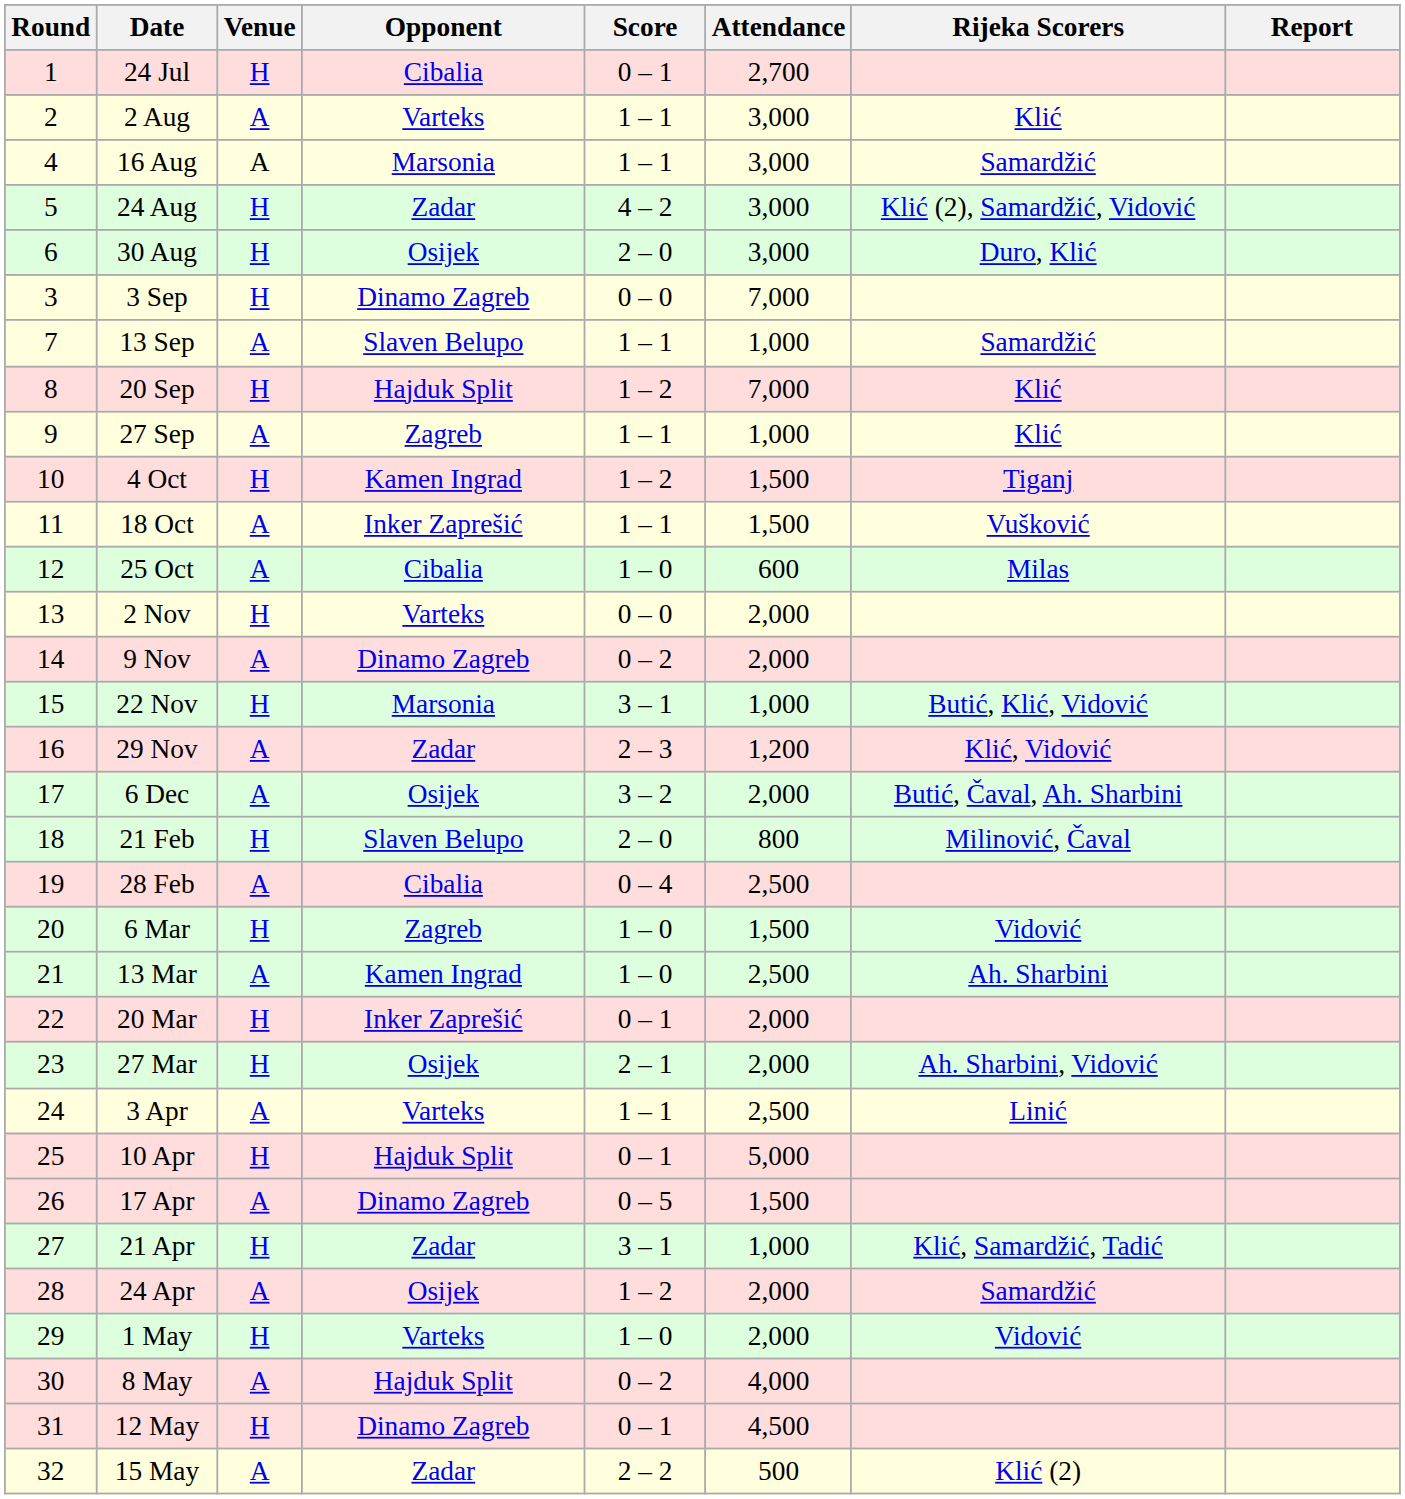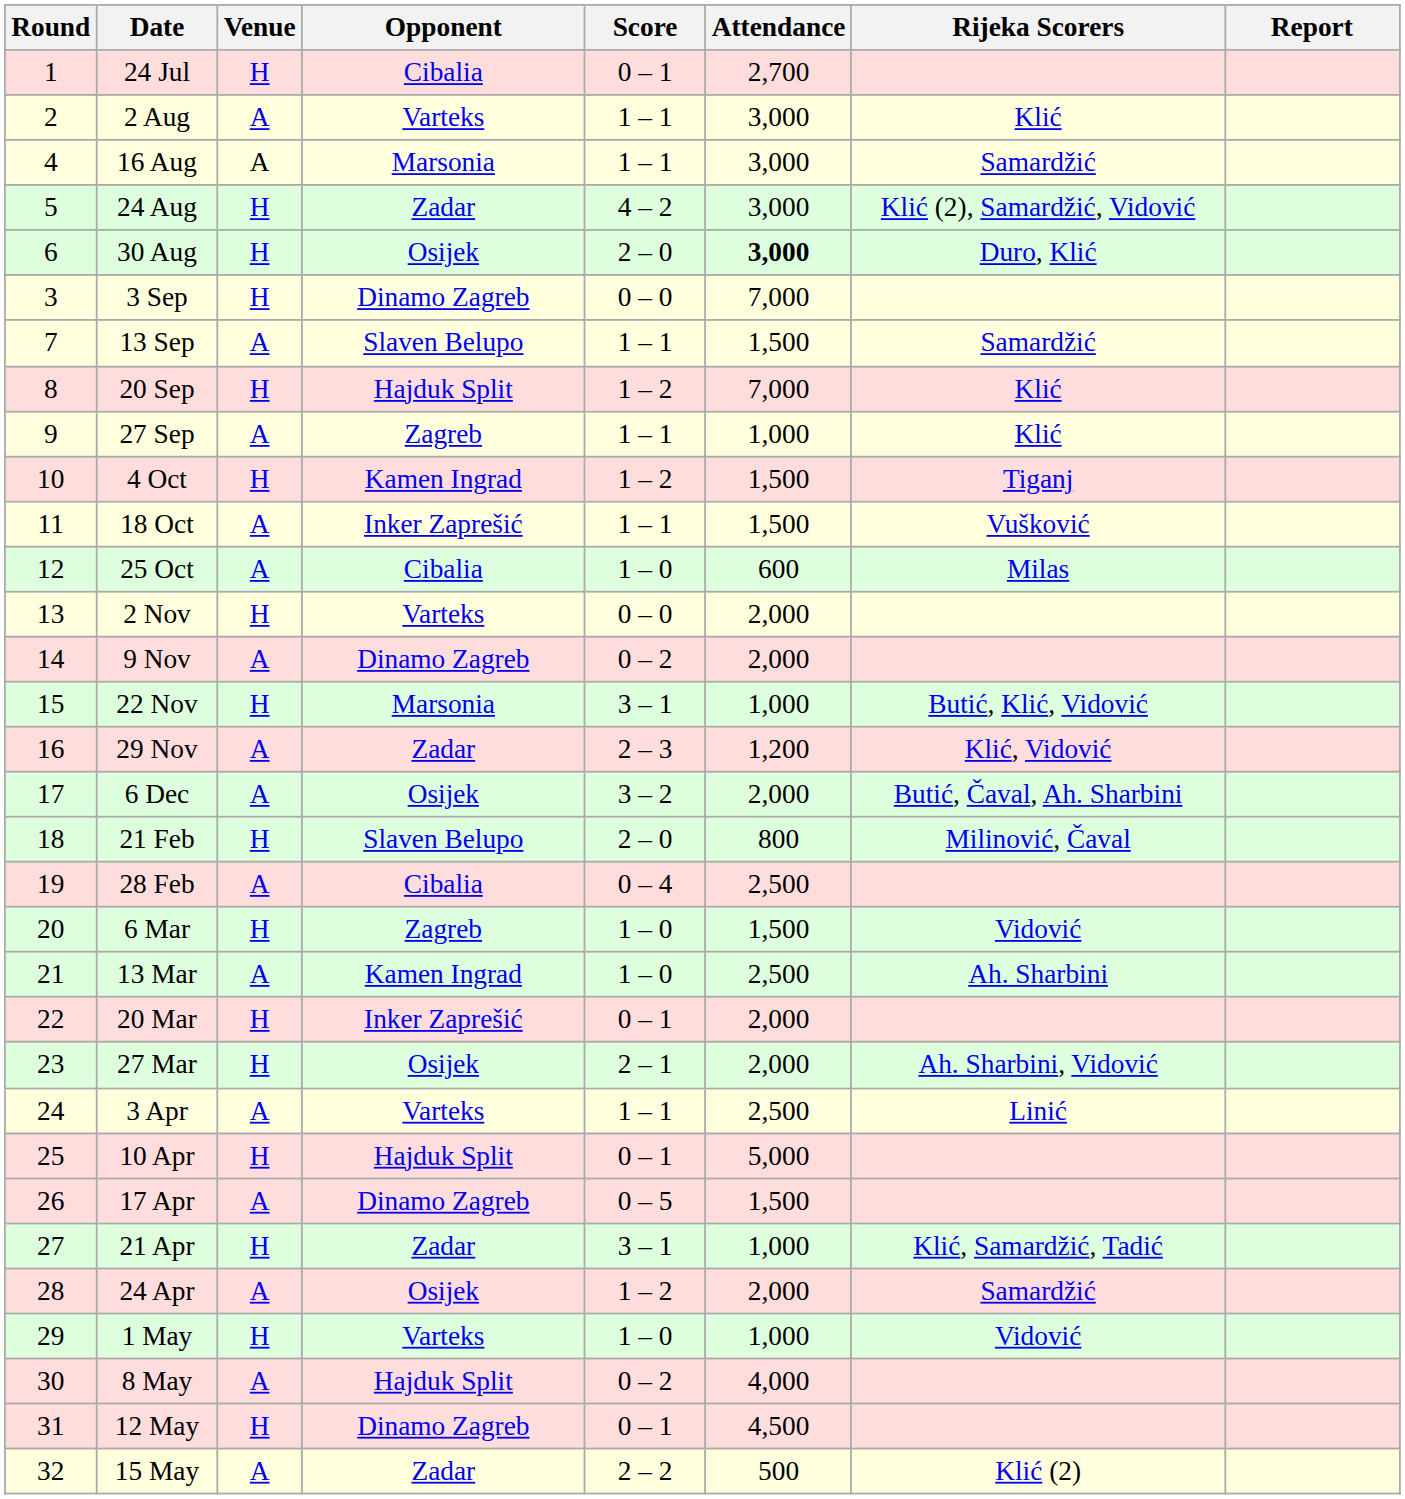(779, 252) normal -> (779, 252) bold
(779, 343) 1,000 -> (779, 343) 1,500
(779, 1335) 2,000 -> (779, 1335) 1,000
